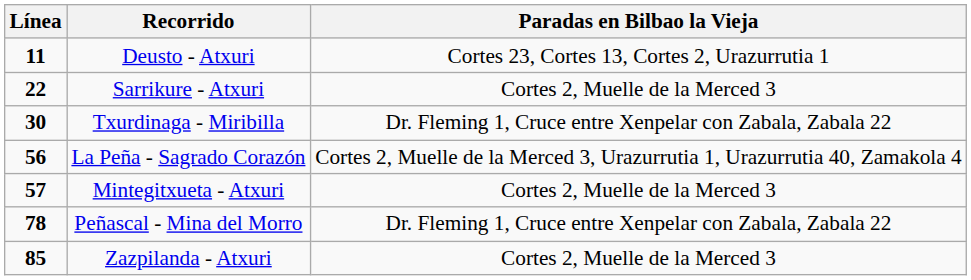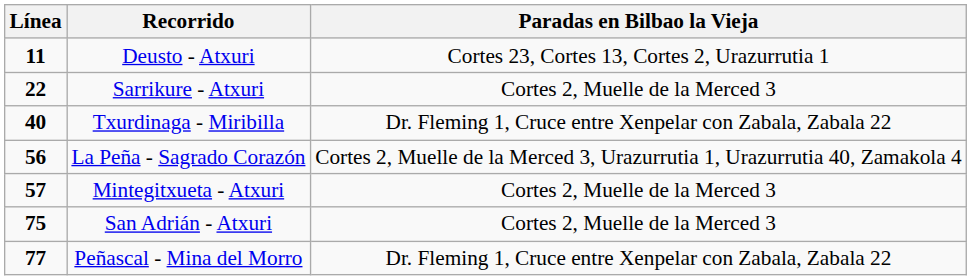(36, 122) 30 -> (36, 122) 40
+ row: (188, 223)
(36, 223) 78 -> (36, 257) 77
- row: (188, 257)
